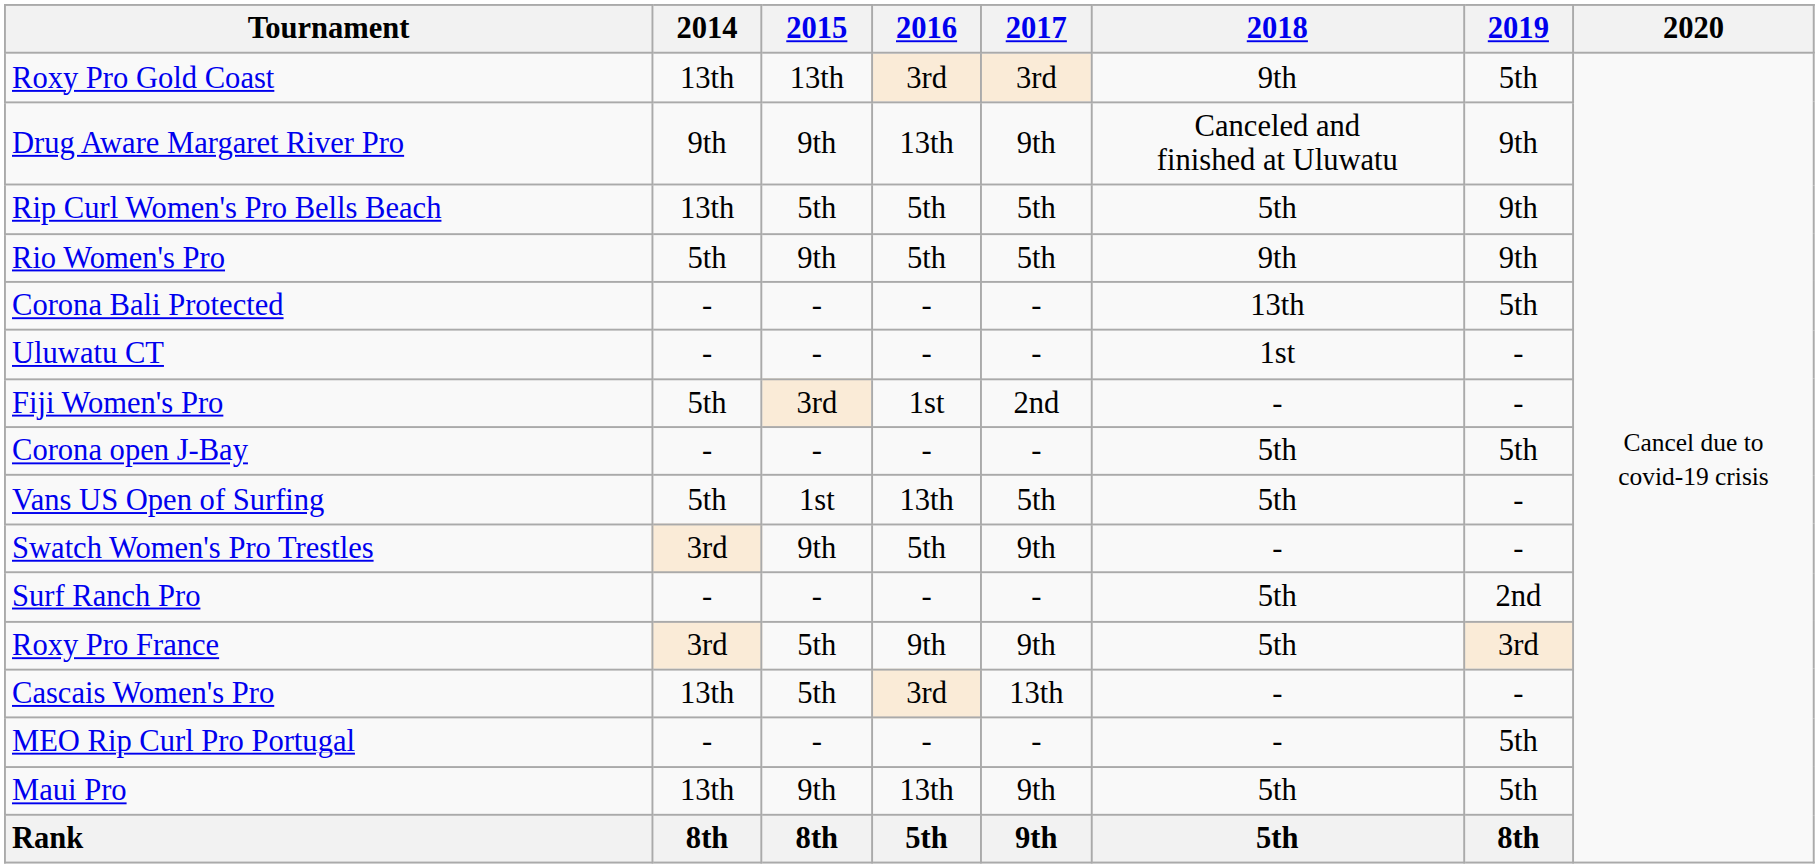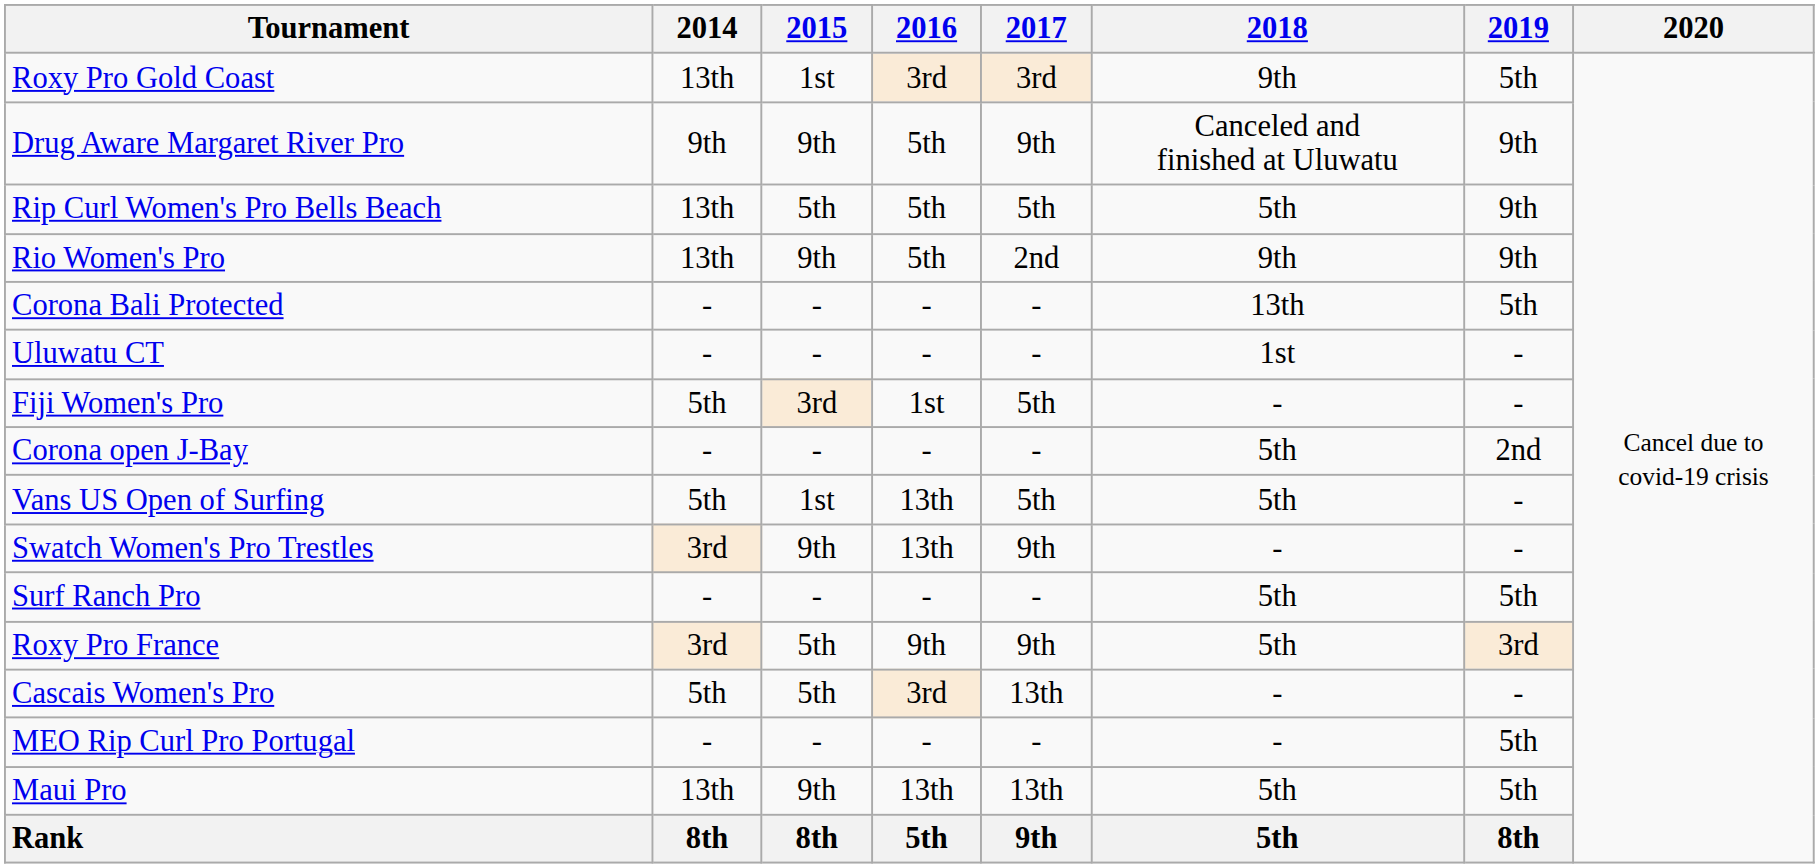(817, 77) 13th -> (817, 77) 1st
(927, 142) 13th -> (927, 142) 5th
(707, 256) 5th -> (707, 256) 13th
(1036, 256) 5th -> (1036, 256) 2nd
(1036, 402) 2nd -> (1036, 402) 5th
(1518, 450) 5th -> (1518, 450) 2nd
(927, 547) 5th -> (927, 547) 13th
(1518, 596) 2nd -> (1518, 596) 5th
(707, 693) 13th -> (707, 693) 5th
(1036, 790) 9th -> (1036, 790) 13th
